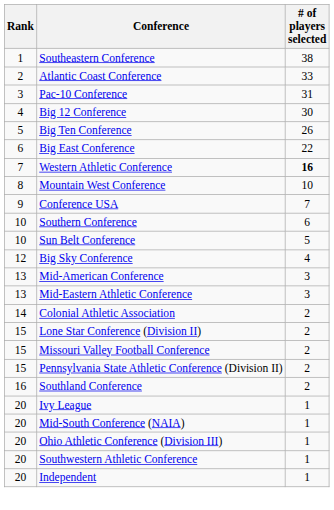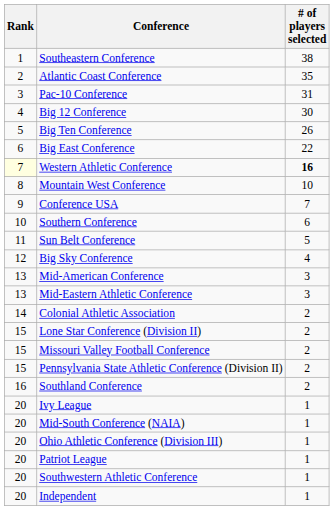(307, 76) 33 -> (307, 76) 35
(20, 167) no background -> (20, 167) lightyellow background
(20, 240) 10 -> (20, 240) 11
+ row: (73, 459)
